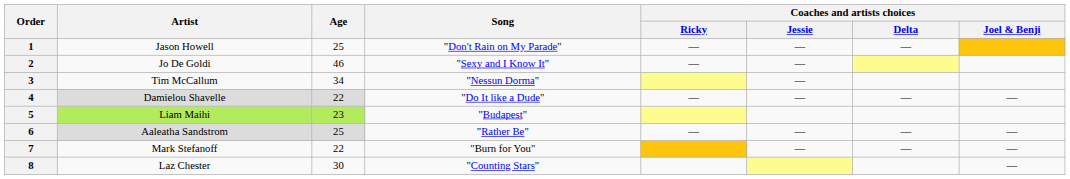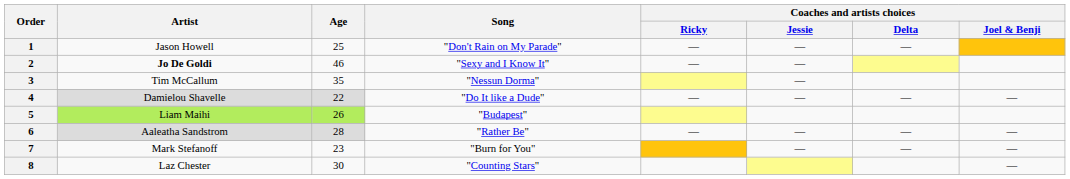(185, 64) normal -> (185, 64) bold
(338, 81) 34 -> (338, 81) 35
(338, 115) 23 -> (338, 115) 26
(338, 132) 25 -> (338, 132) 28
(338, 149) 22 -> (338, 149) 23
